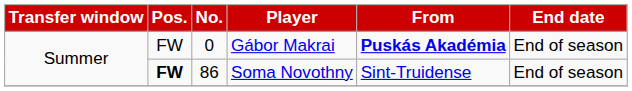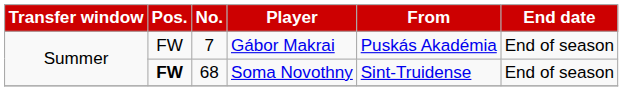(209, 45) 0 -> (209, 45) 7
(433, 45) bold -> (429, 45) normal
(209, 72) 86 -> (209, 72) 68
